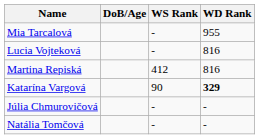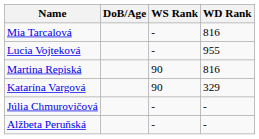(212, 32) 955 -> (212, 32) 816
(212, 51) 816 -> (212, 51) 955
(160, 69) 412 -> (157, 69) 90
(212, 88) bold -> (212, 88) normal
+ row: (46, 125)
- row: (45, 125)
